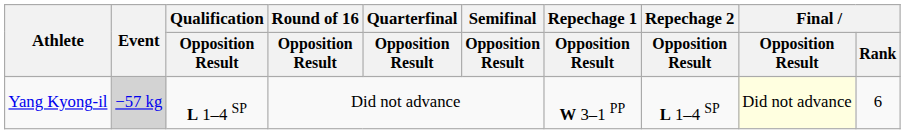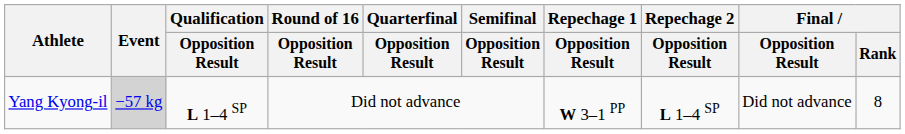(797, 102) lightyellow background -> (797, 102) no background
(878, 102) 6 -> (878, 102) 8
